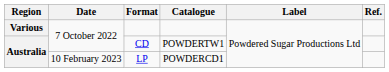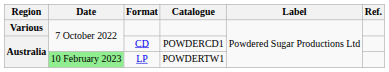(193, 43) POWDERTW1 -> (193, 43) POWDERCD1
(86, 59) no background -> (86, 59) lightgreen background
(193, 59) POWDERCD1 -> (193, 59) POWDERTW1
